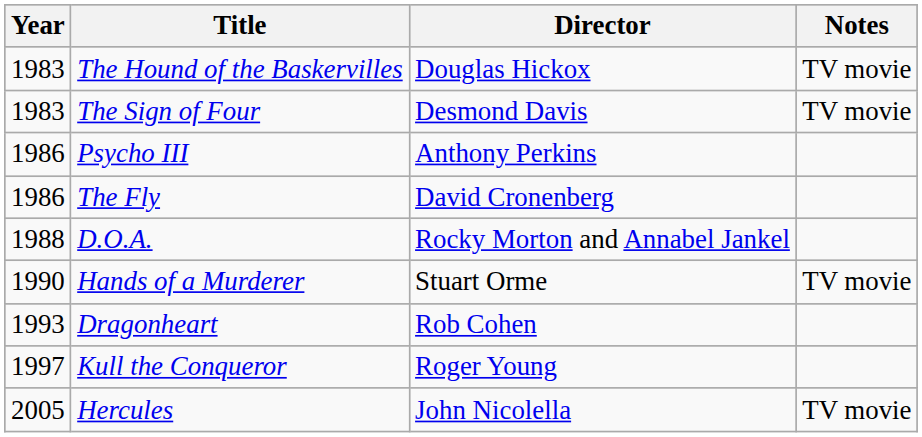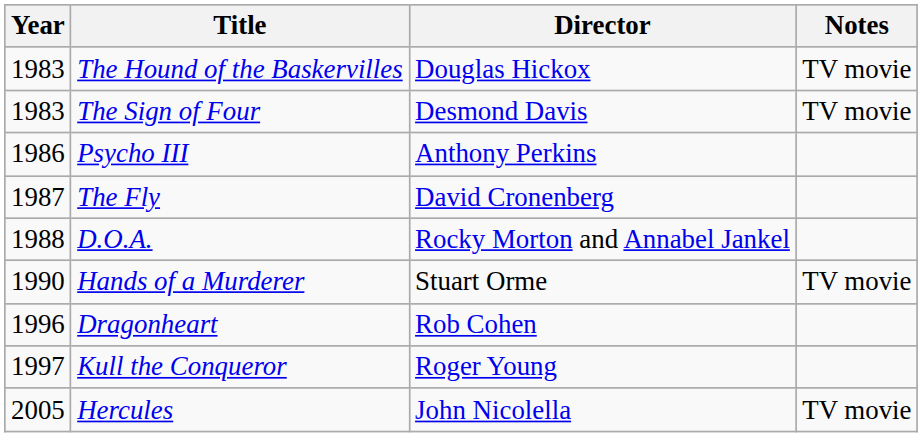(38, 196) 1986 -> (38, 196) 1987
(38, 324) 1993 -> (38, 324) 1996
